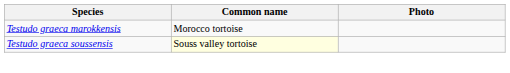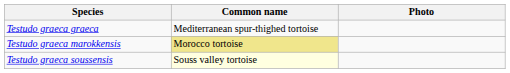+ row: (53, 28)
(208, 28) no background -> (208, 44) khaki background
